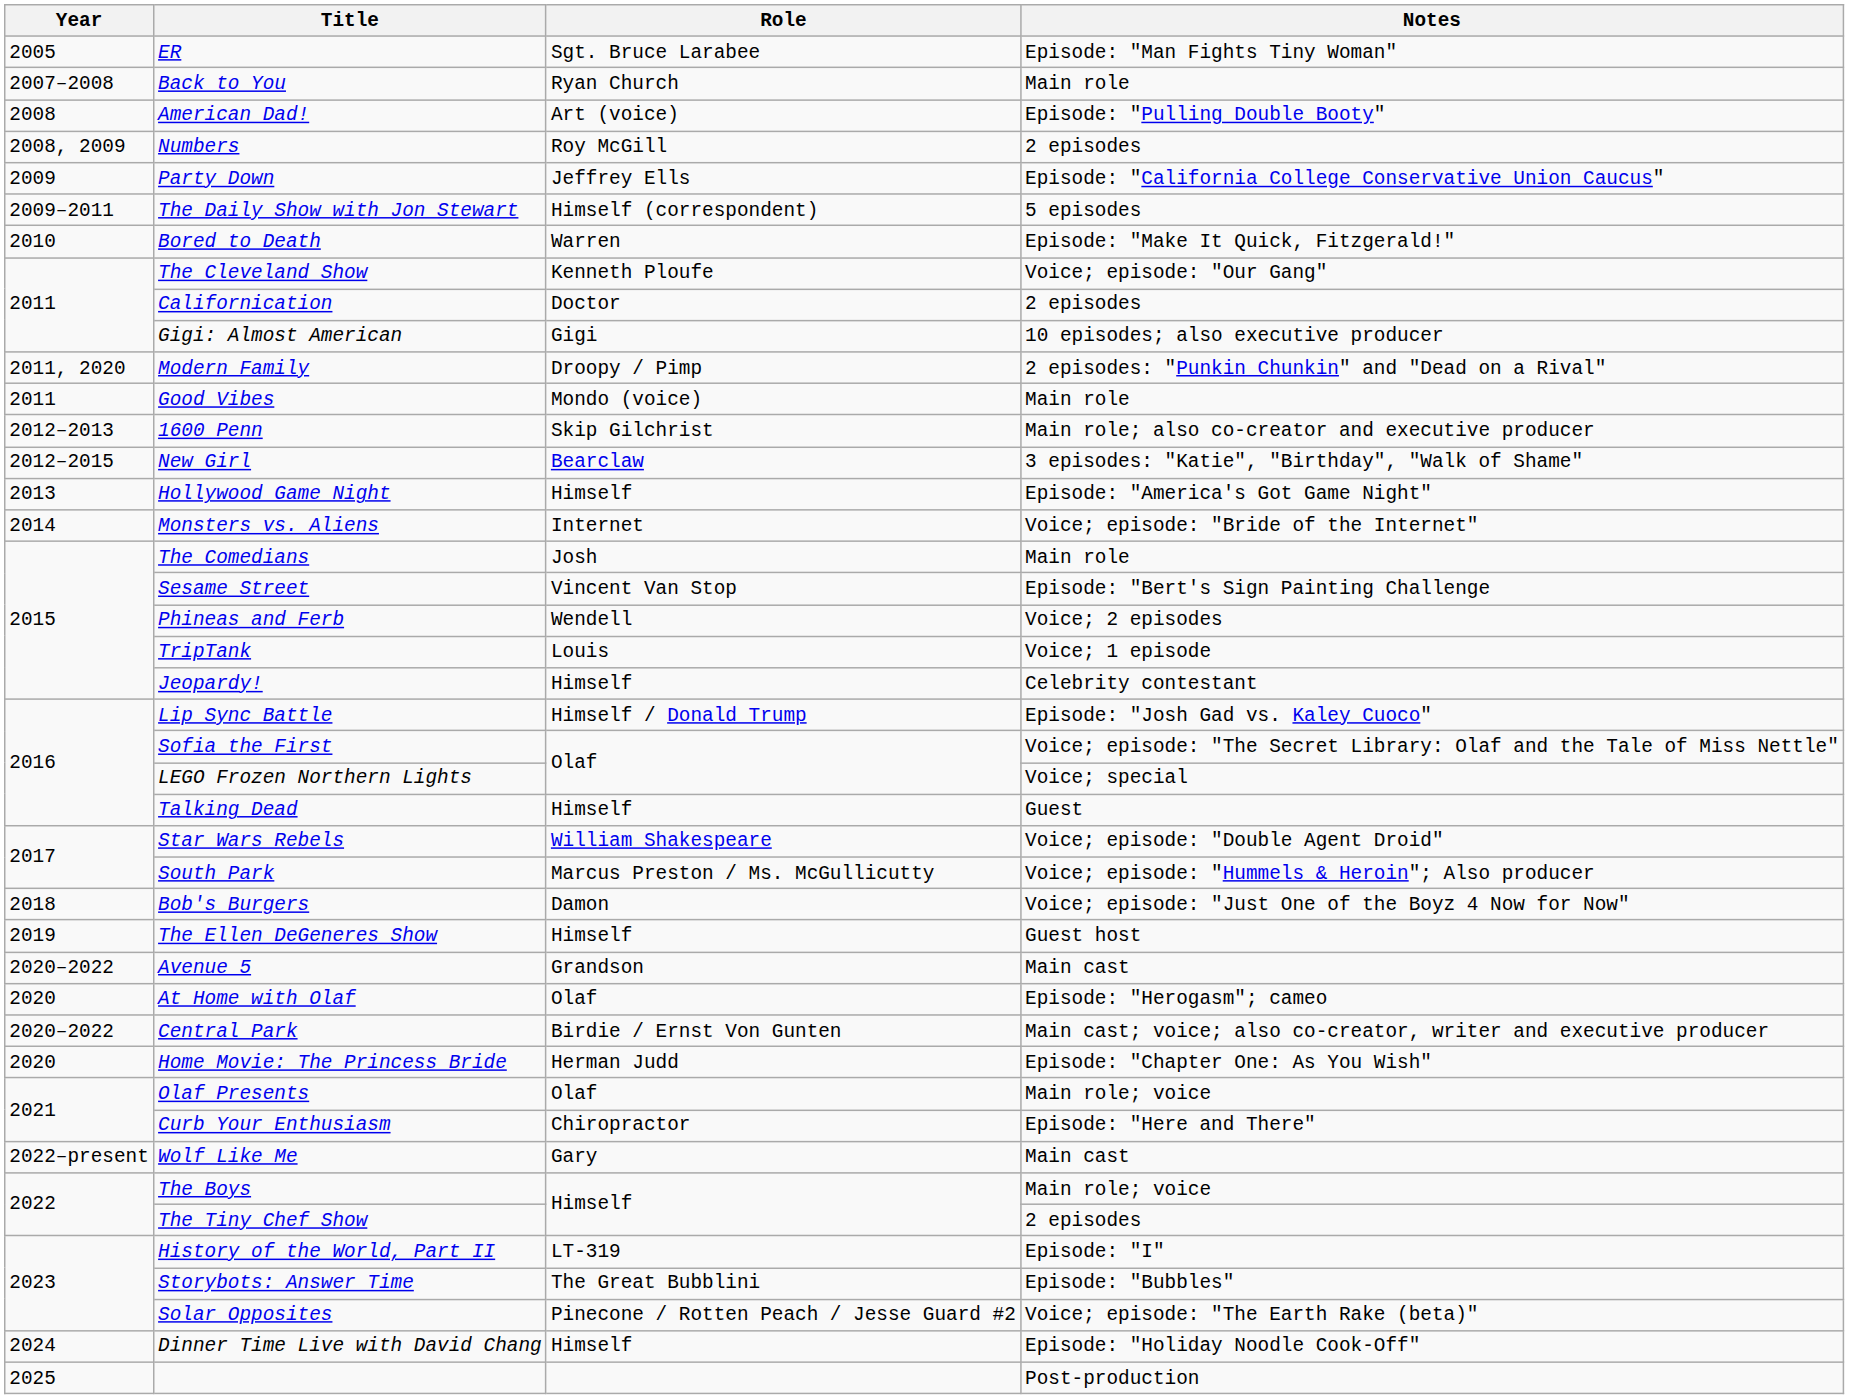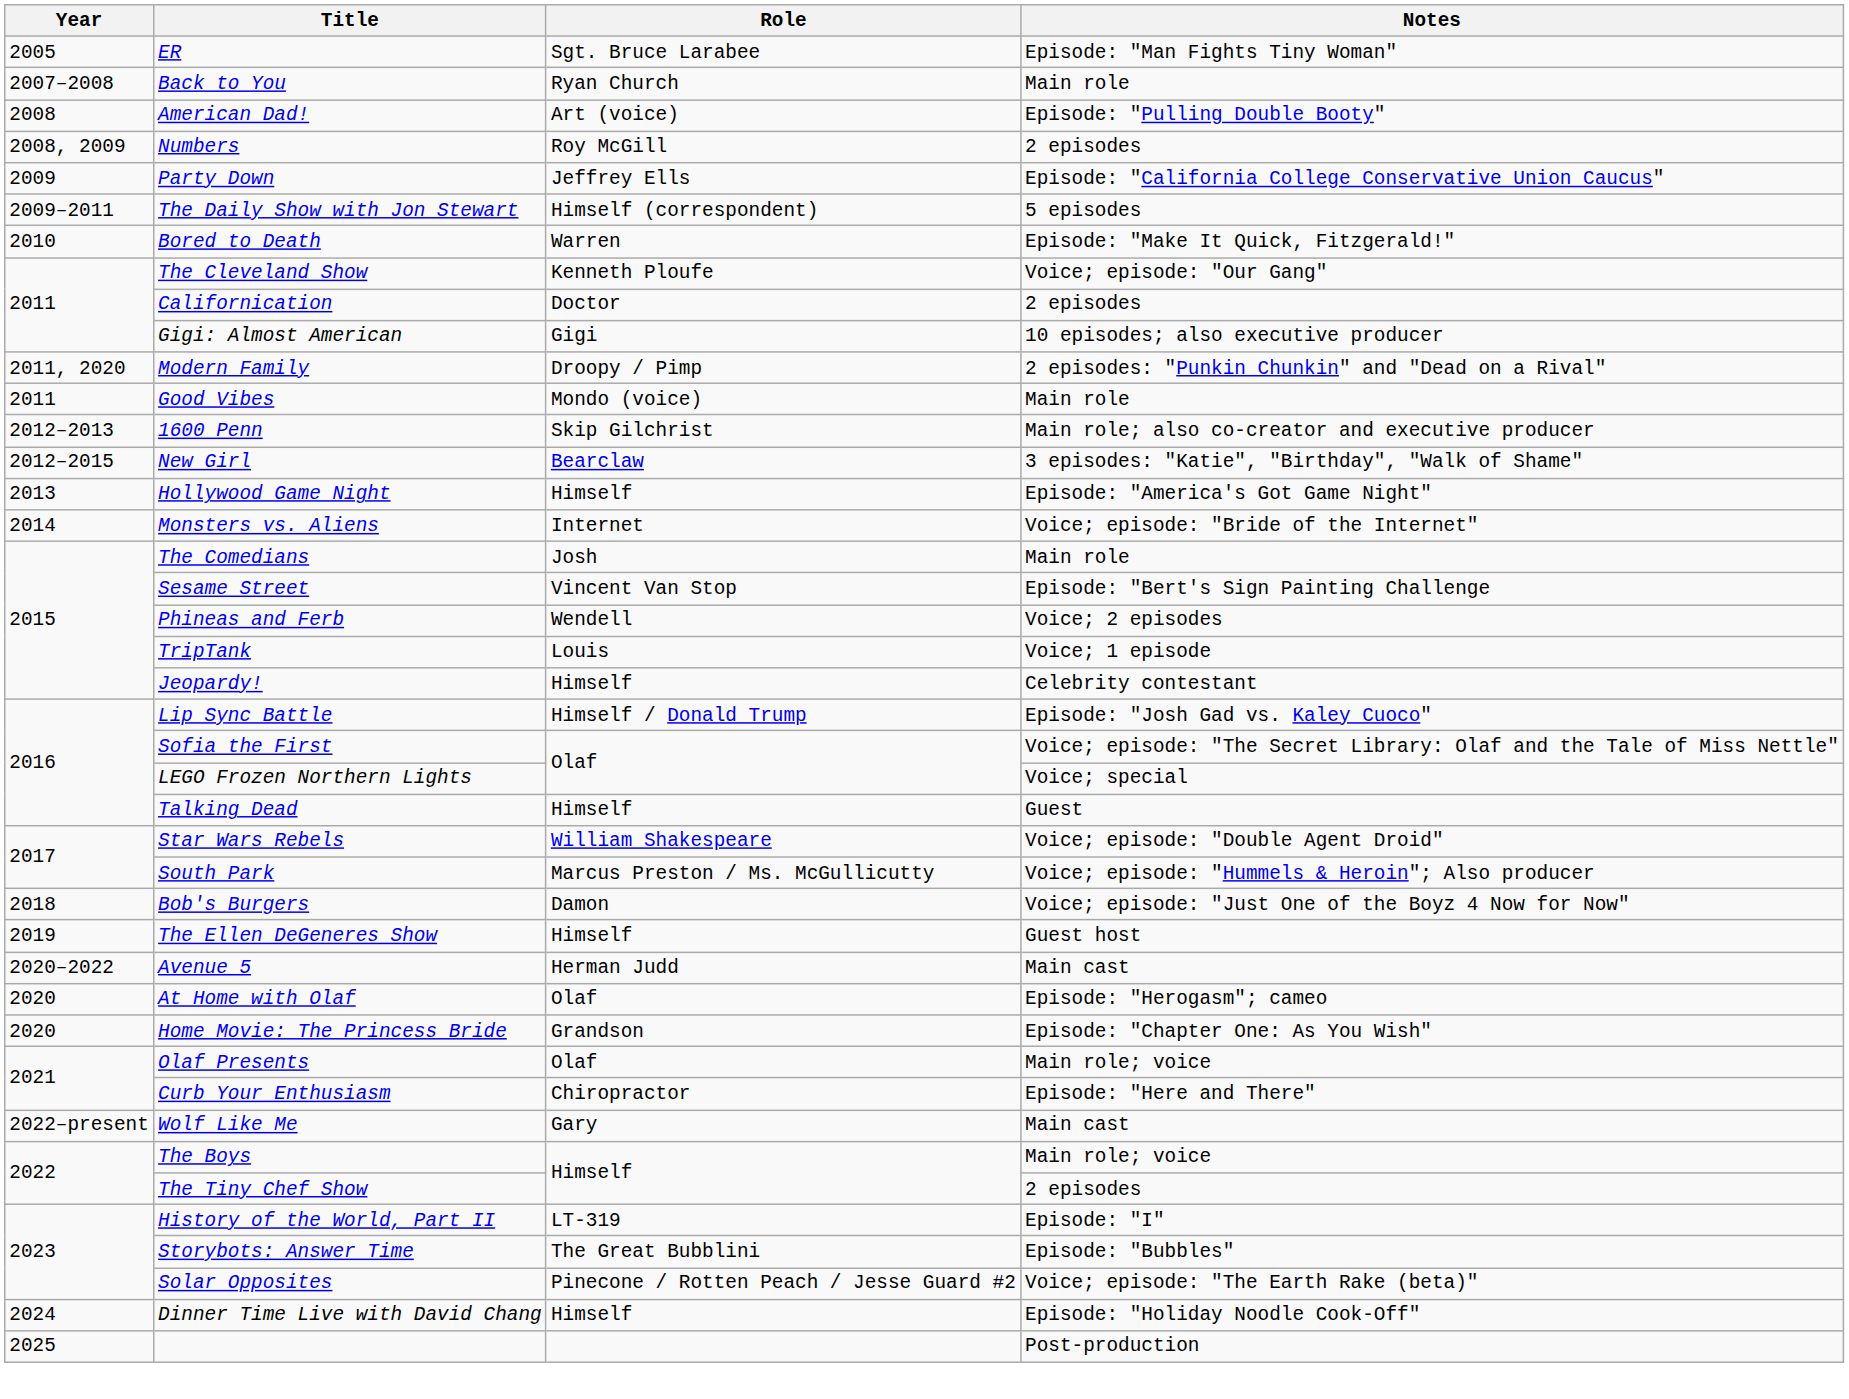(597, 968) Grandson -> (615, 968) Herman Judd
- row: (228, 1031)
(615, 1062) Herman Judd -> (597, 1031) Grandson
